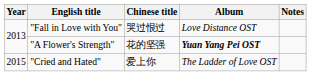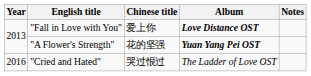(146, 27) 哭过恨过 -> (141, 27) 爱上你
(219, 28) normal -> (220, 28) bold
(16, 62) 2015 -> (16, 62) 2016
(141, 61) 爱上你 -> (146, 61) 哭过恨过
